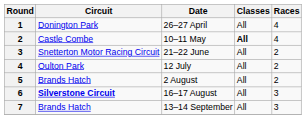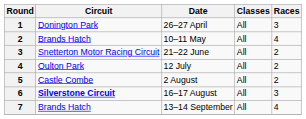(276, 24) 4 -> (276, 24) 3
(66, 38) Castle Combe -> (64, 38) Brands Hatch
(242, 38) bold -> (242, 38) normal
(64, 79) Brands Hatch -> (66, 79) Castle Combe
(276, 107) 3 -> (276, 107) 4
